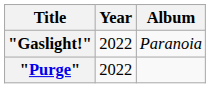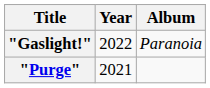(116, 69) 2022 -> (116, 69) 2021
